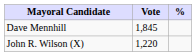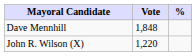(146, 28) 1,845 -> (146, 28) 1,848
